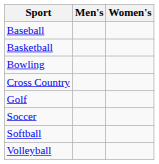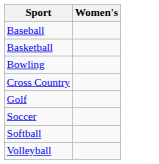- column: (89, 13)
